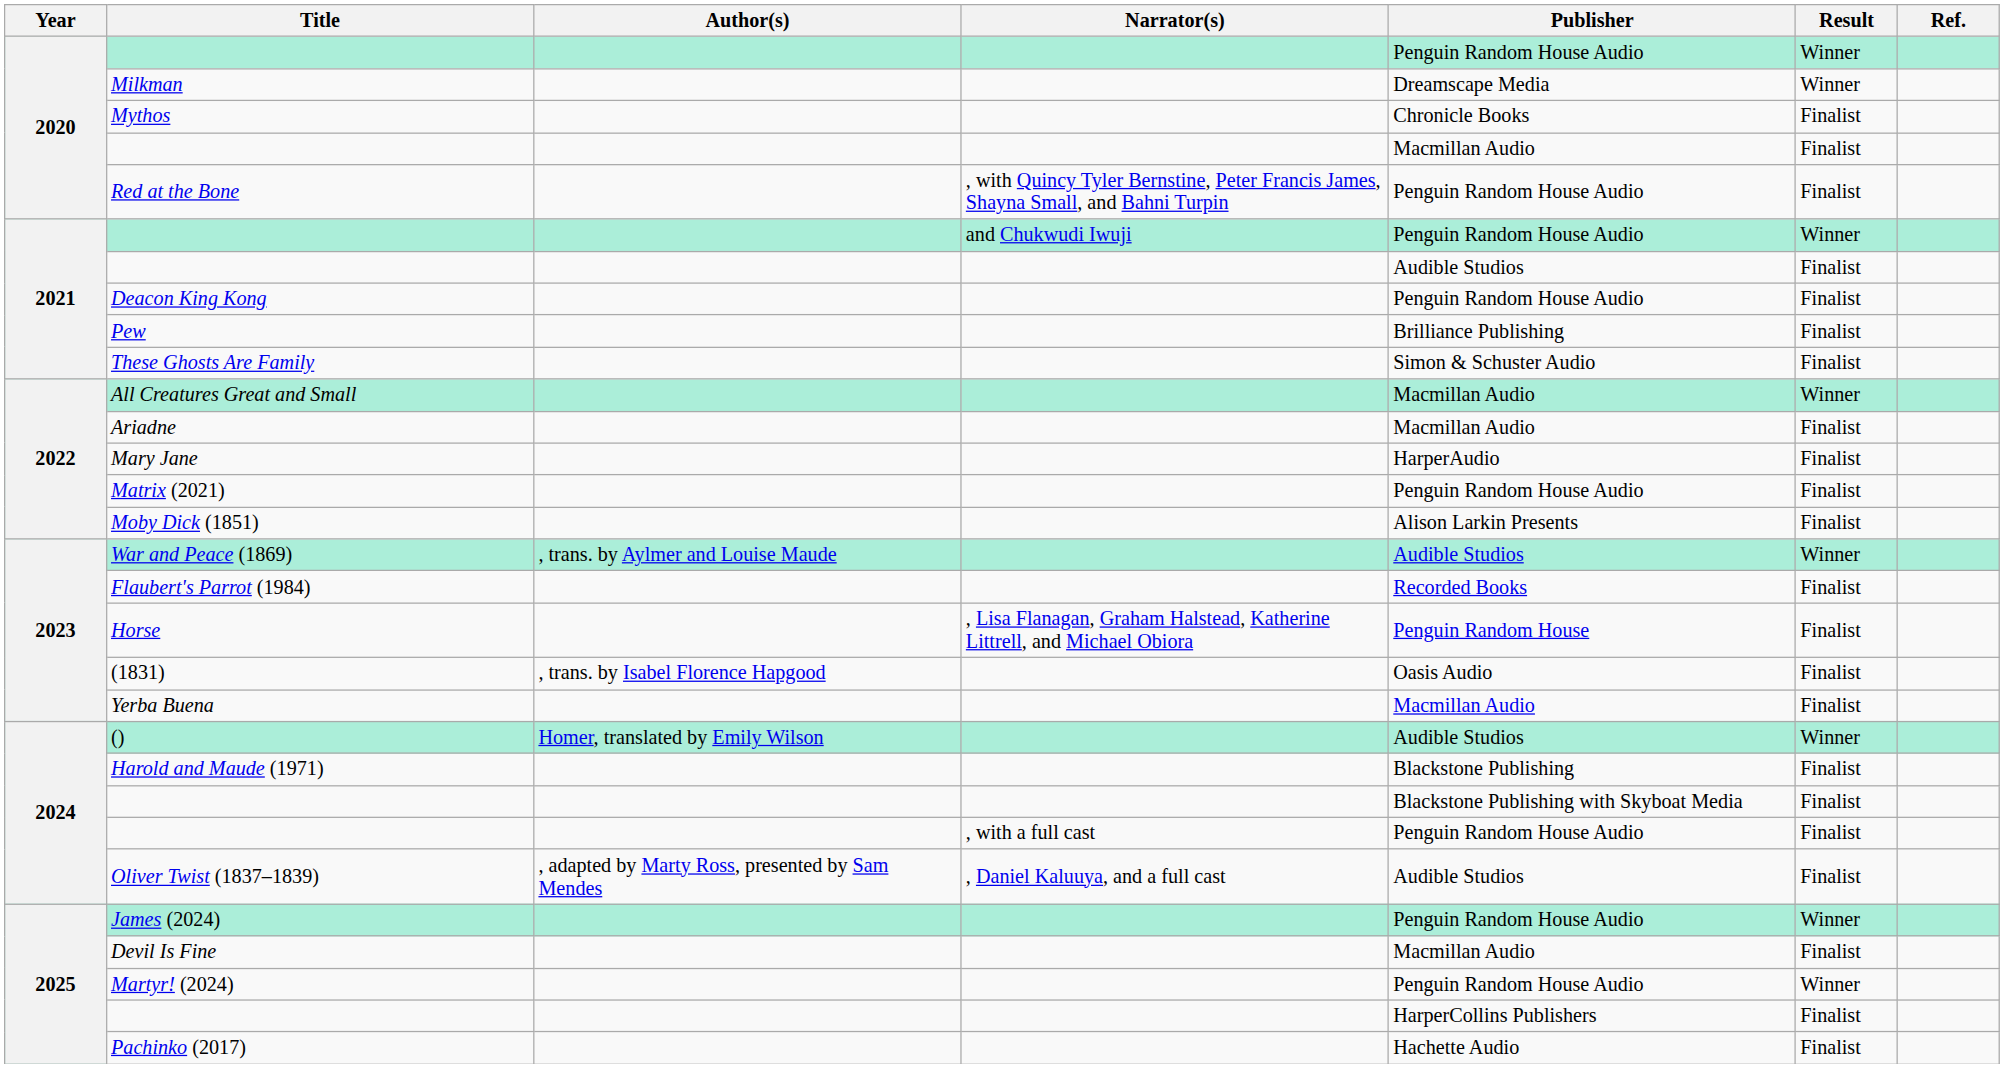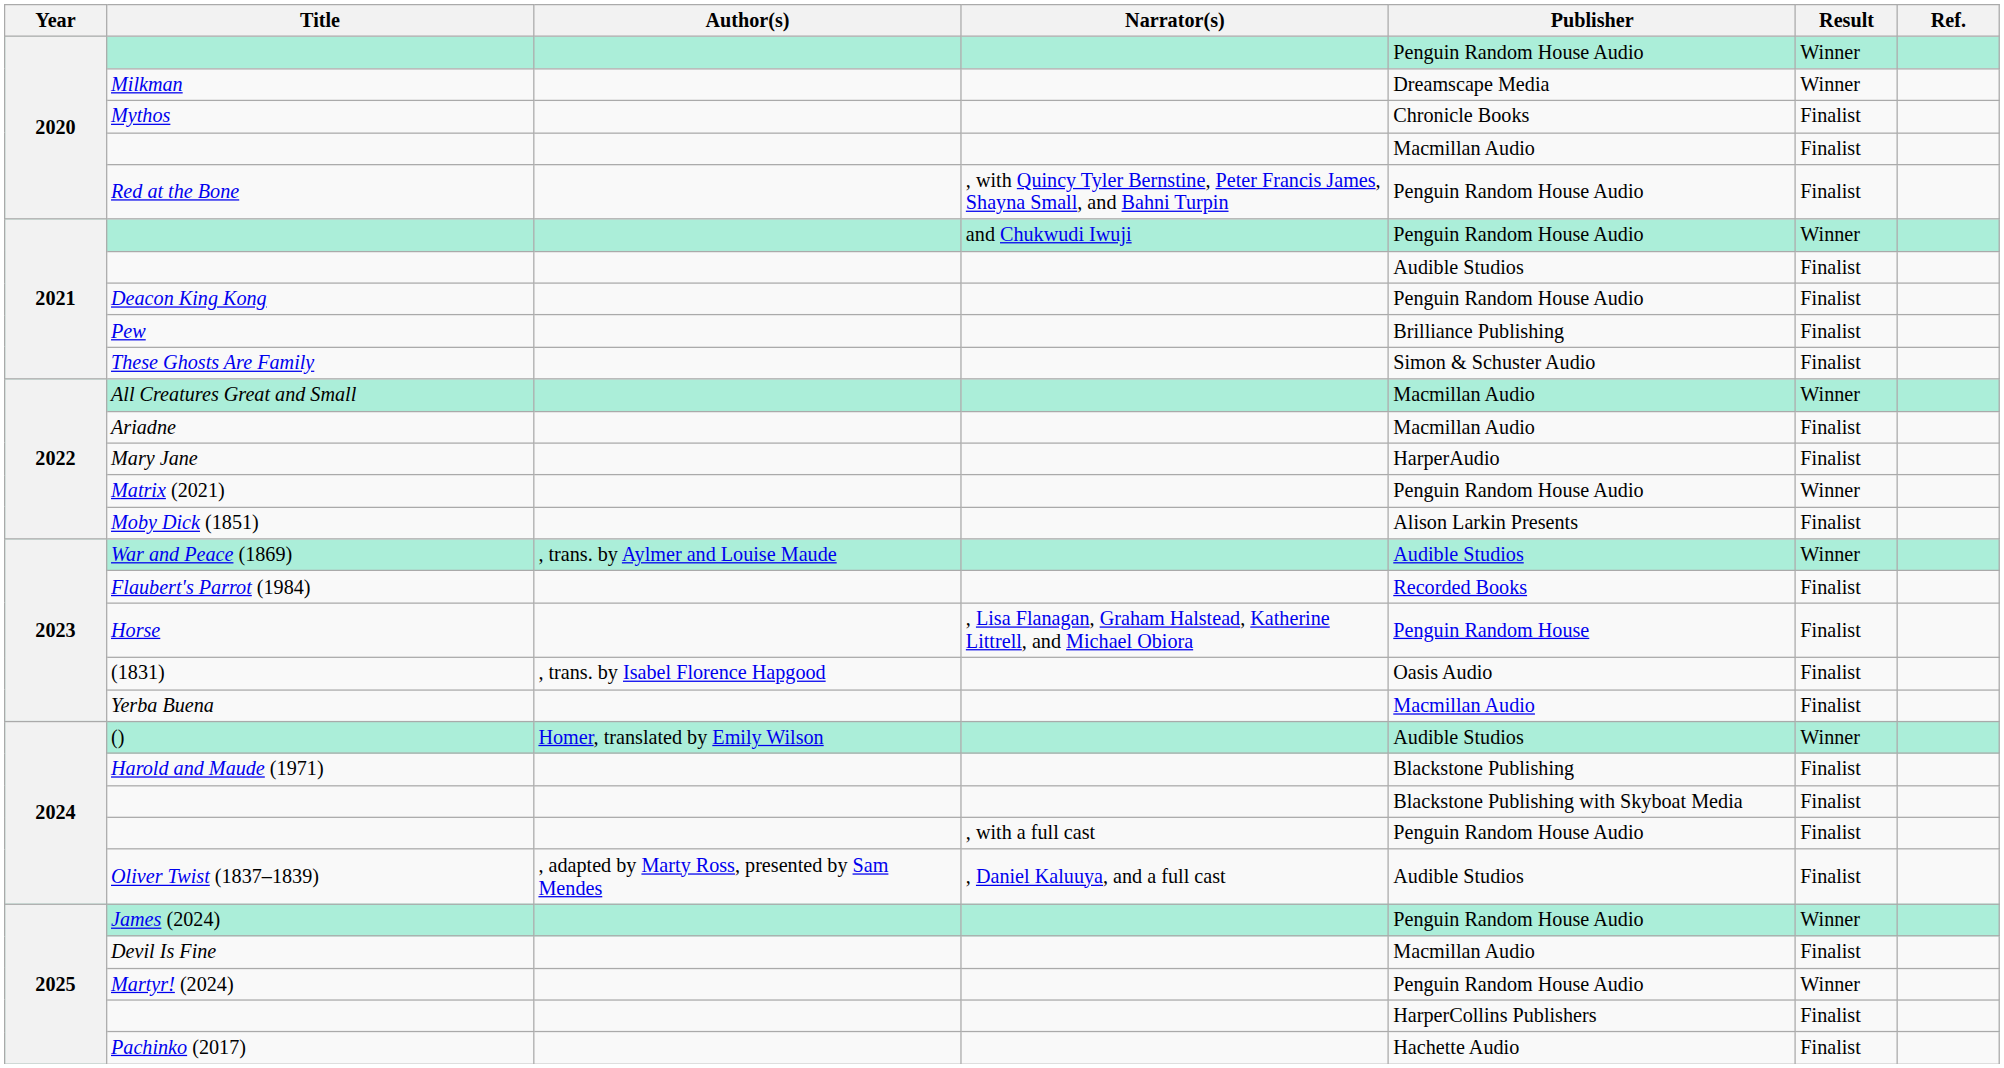(1831, 490) Finalist -> (1830, 490) Winner
